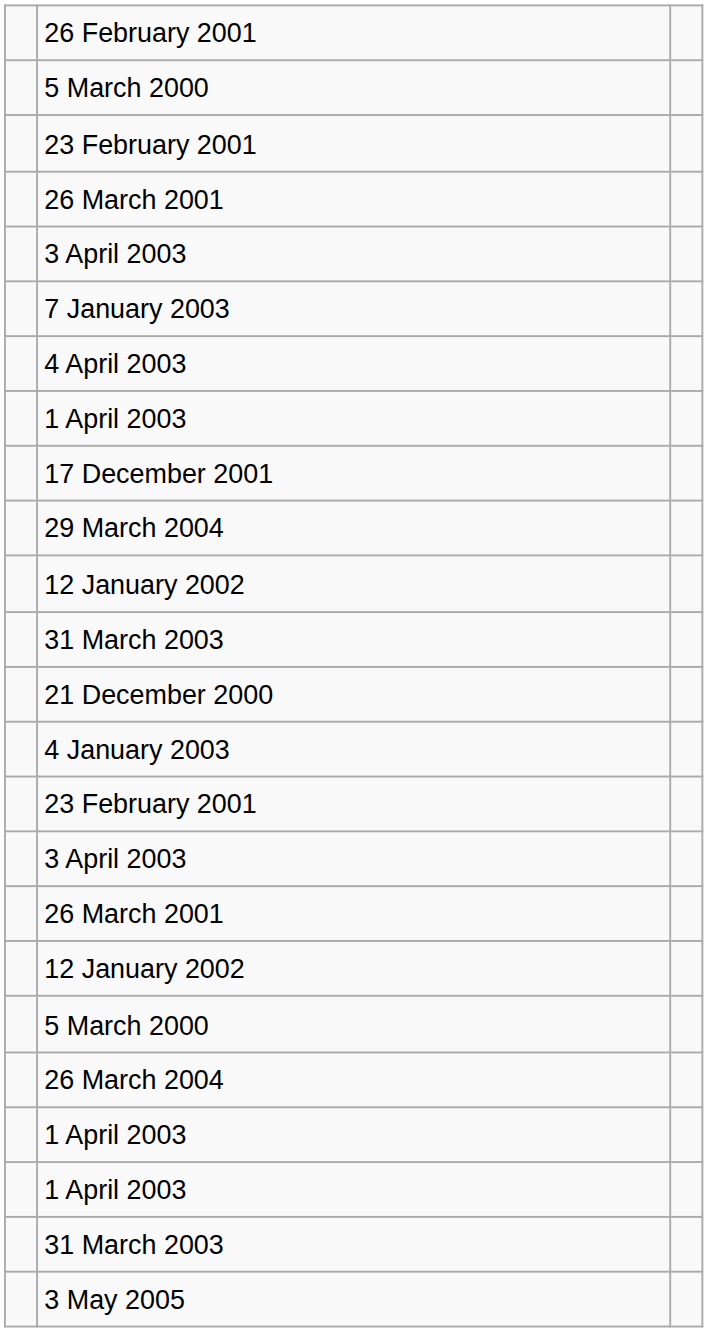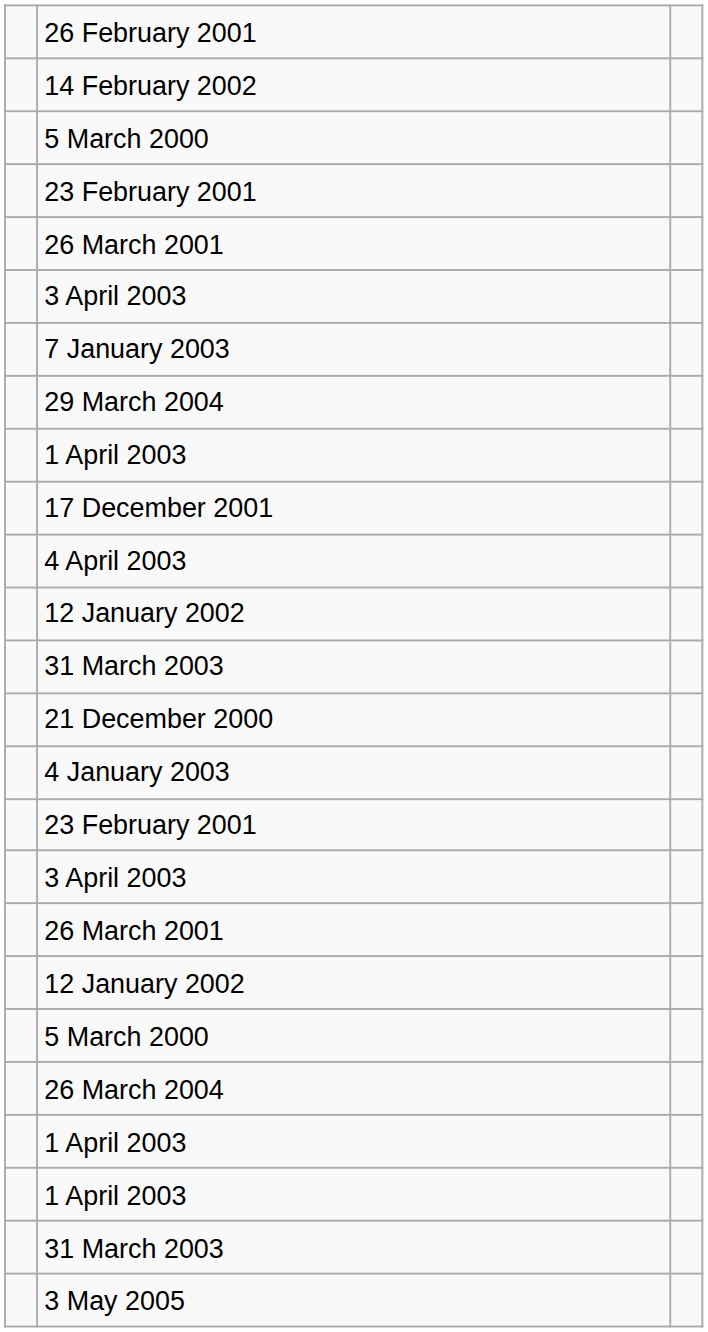+ row: (21, 85)
rows swapped: (21, 529) <-> (21, 364)
